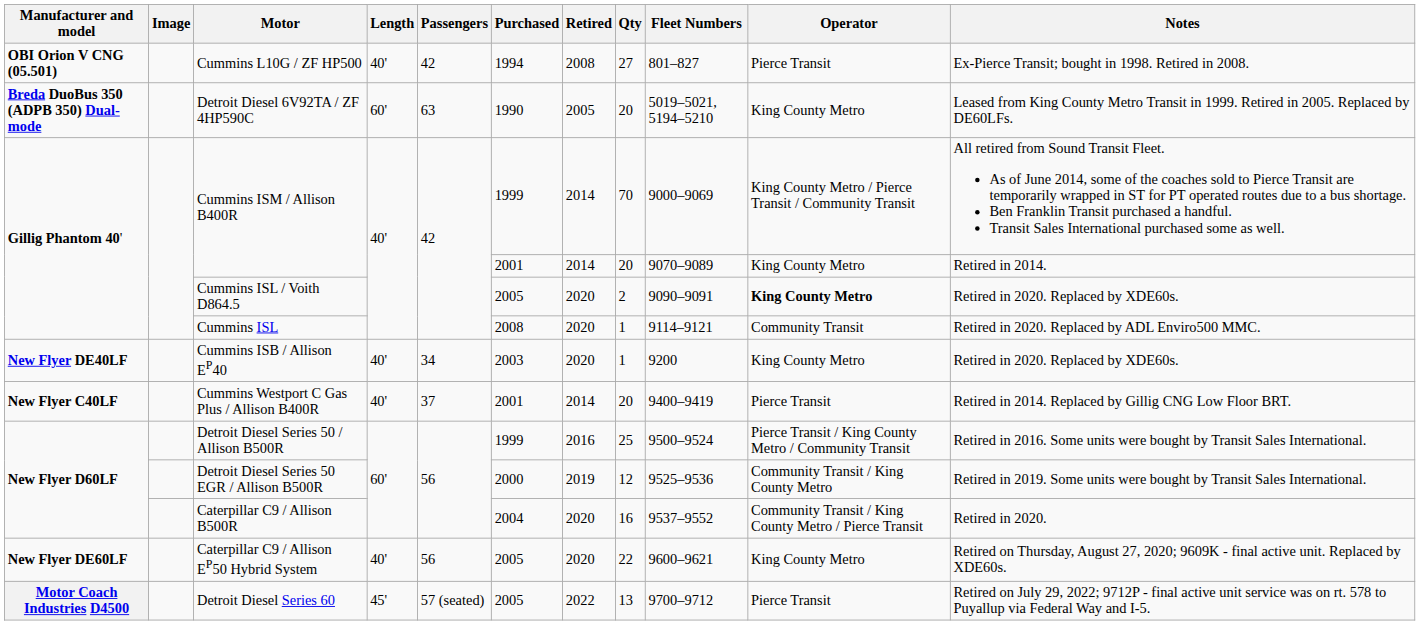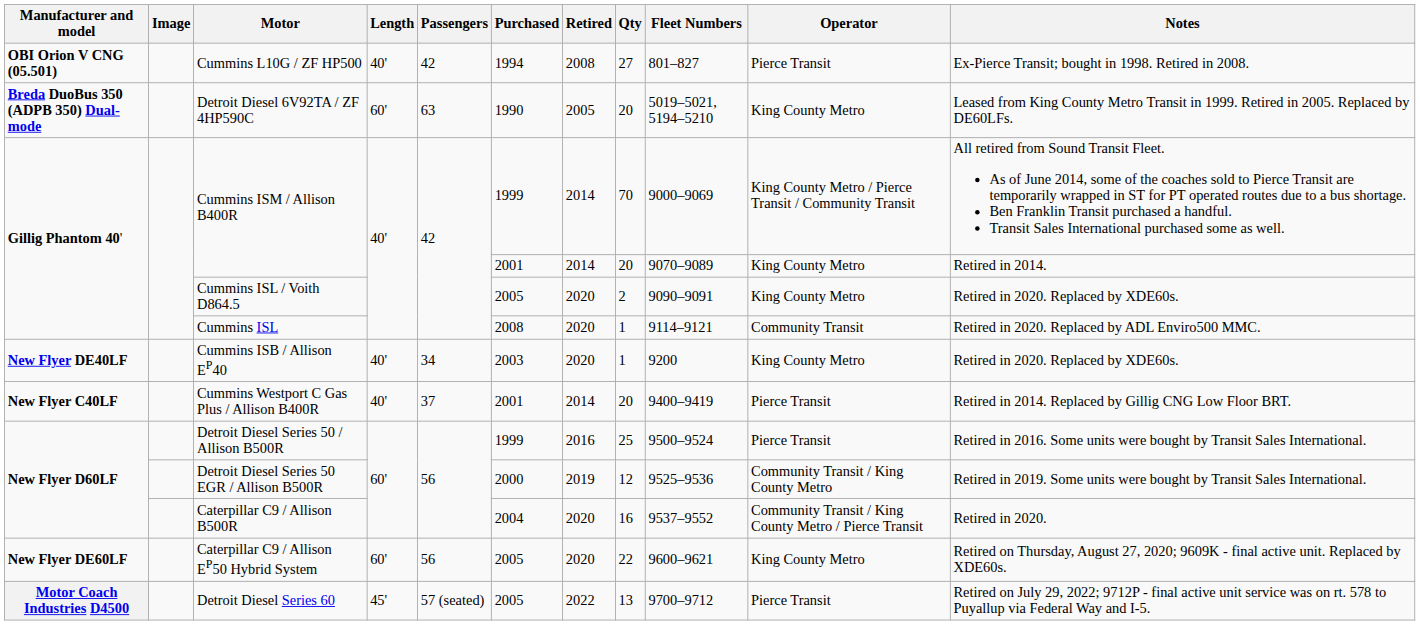(812, 296) bold -> (808, 296) normal
(834, 440) Pierce Transit / King County Metro / Community Transit -> (791, 440) Pierce Transit
(379, 559) 40' -> (379, 559) 60'
